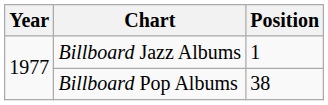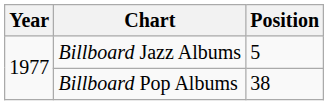(255, 52) 1 -> (255, 52) 5
